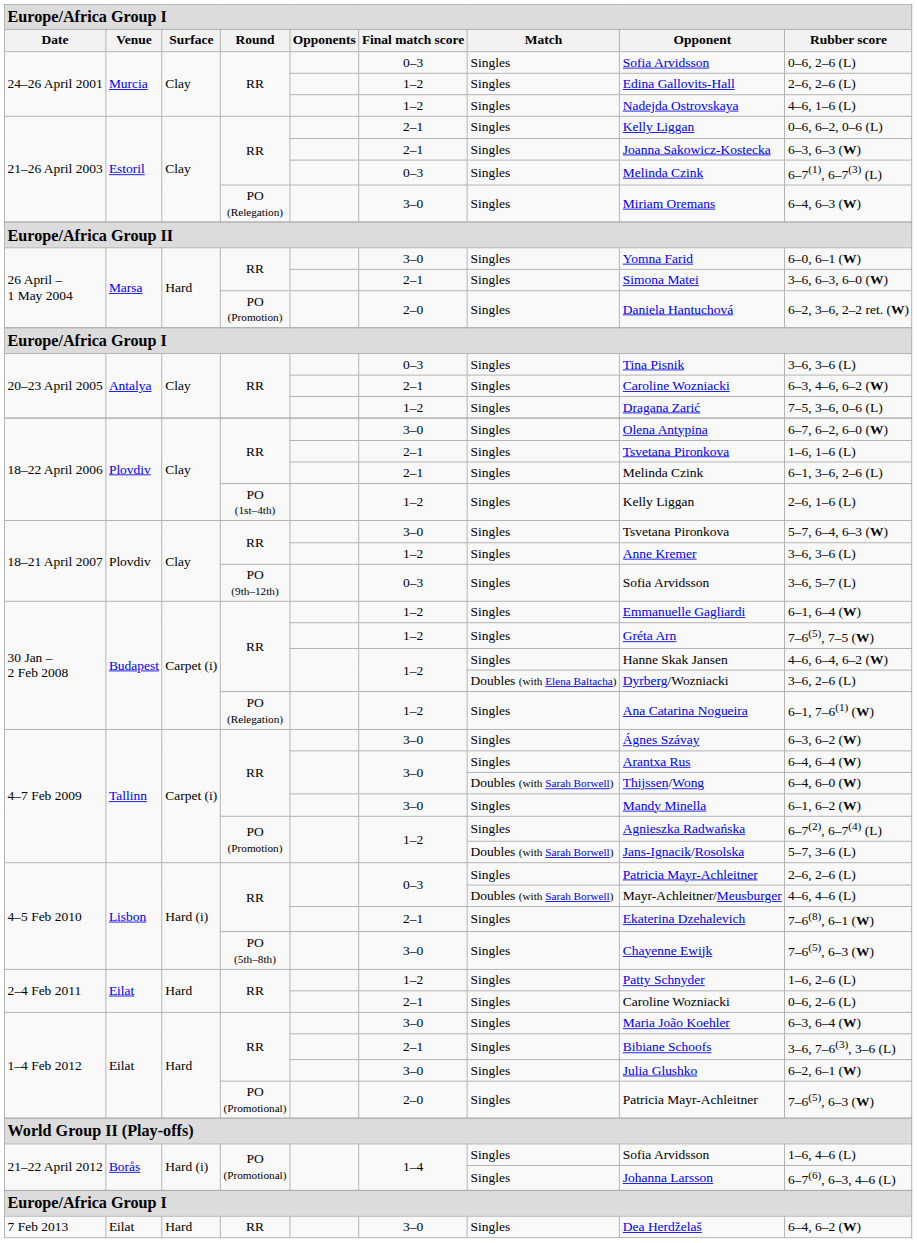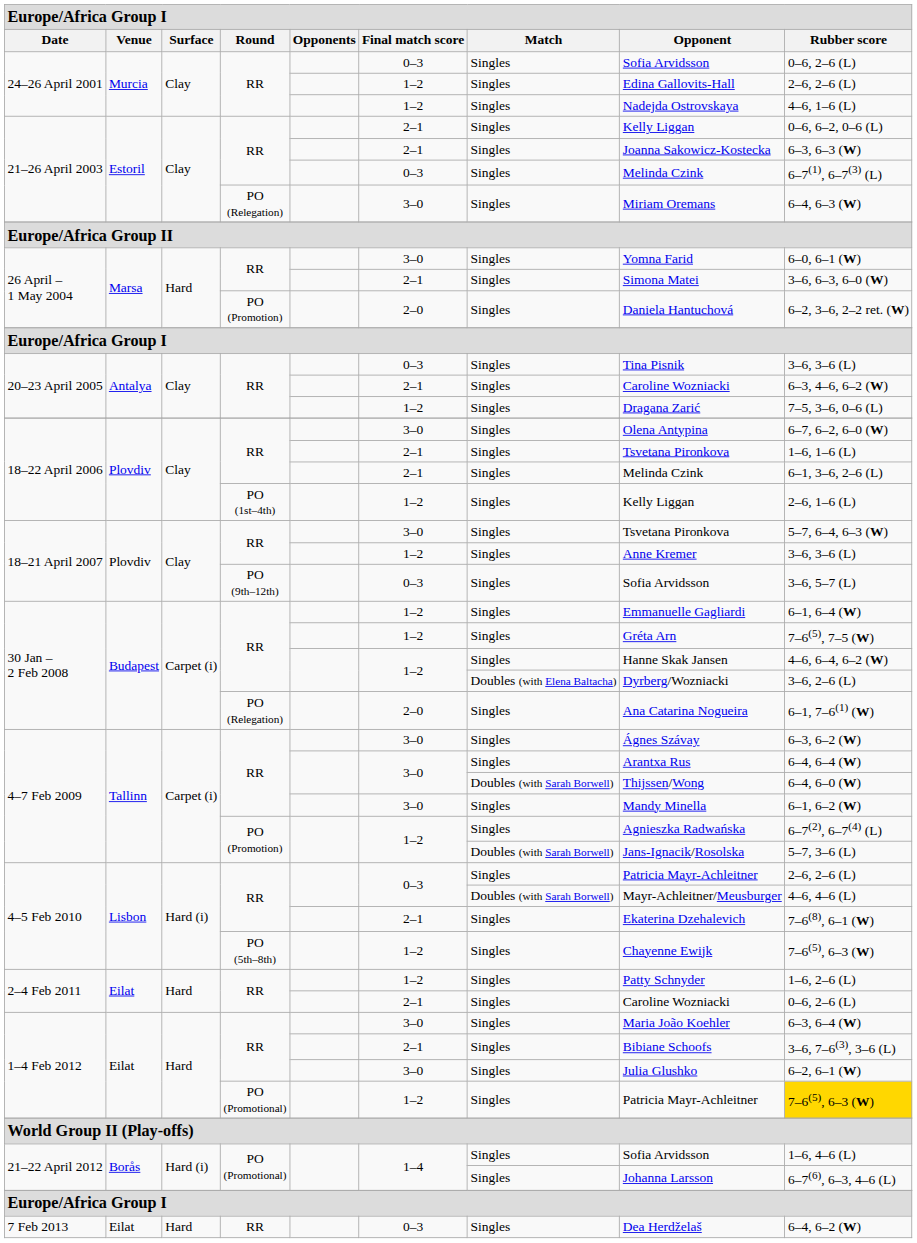(413, 710) 1–2 -> (413, 710) 2–0
(413, 950) 3–0 -> (413, 950) 1–2
(413, 1099) 2–0 -> (413, 1099) 1–2
(831, 1099) no background -> (831, 1099) gold background
(413, 1226) 3–0 -> (413, 1226) 0–3
